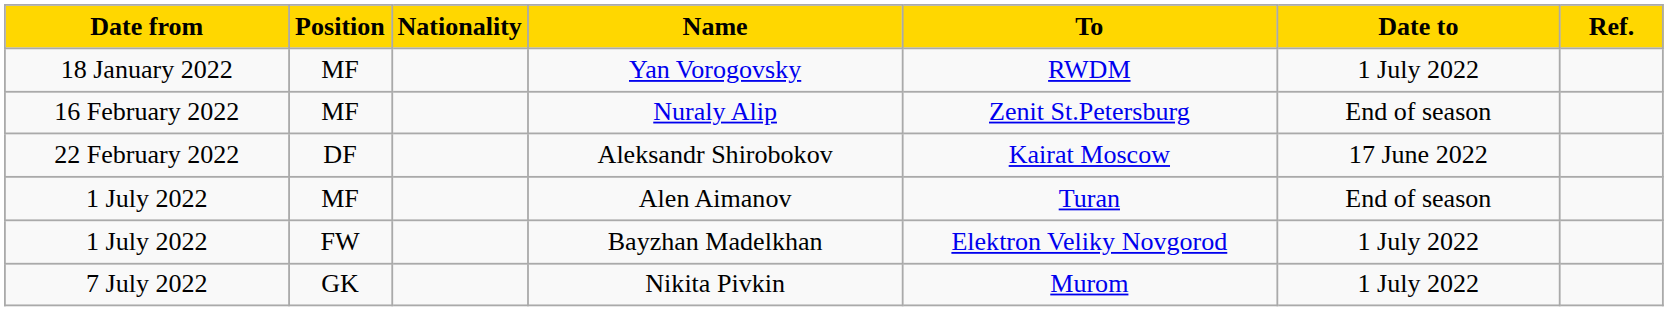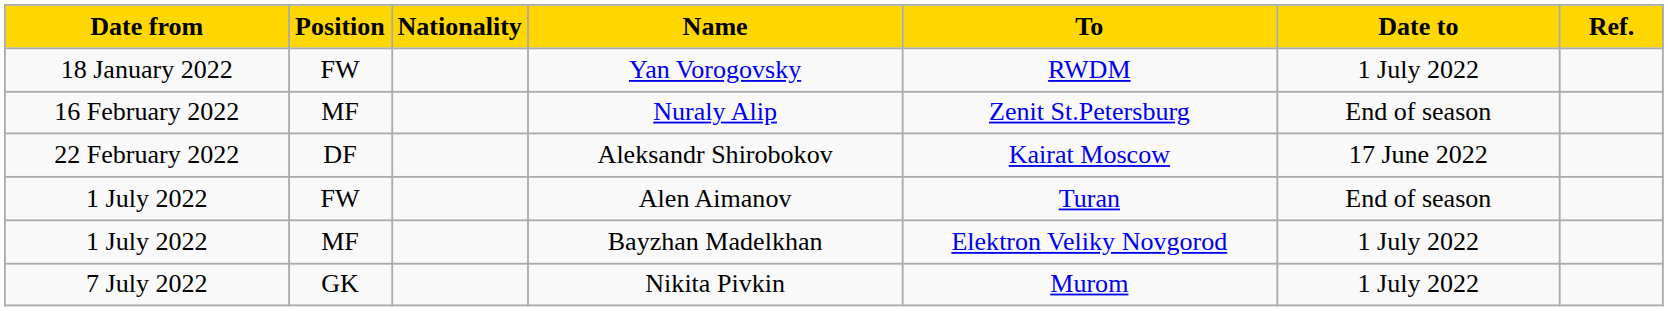(340, 69) MF -> (340, 69) FW
(340, 198) MF -> (340, 198) FW
(340, 241) FW -> (340, 241) MF
